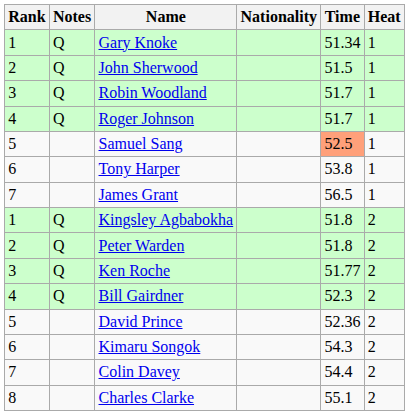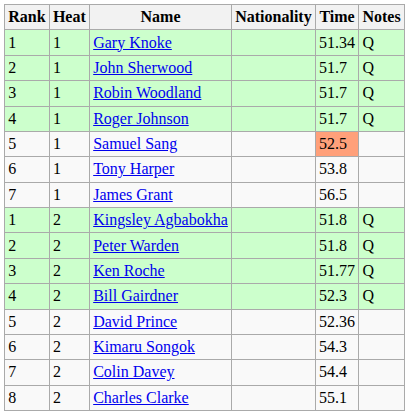columns swapped: (384, 17) <-> (72, 17)
(338, 67) 51.5 -> (333, 67) 51.7
